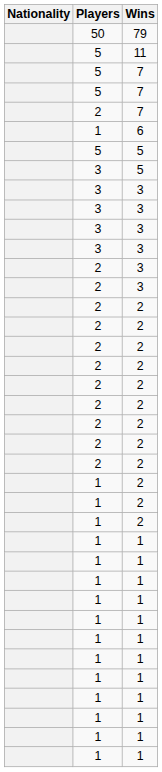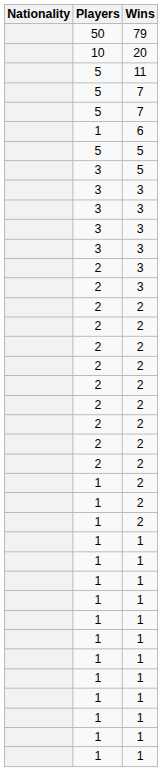+ row: (98, 53)
- row: (98, 111)
